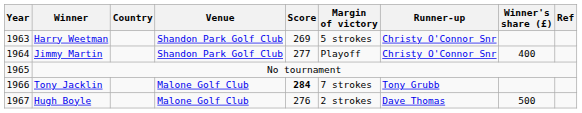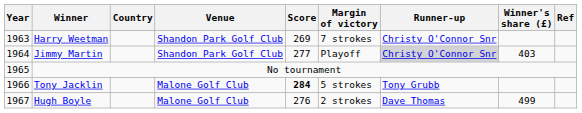(346, 39) 5 strokes -> (346, 39) 7 strokes
(439, 54) no background -> (439, 54) lightgrey background
(527, 54) 400 -> (527, 54) 403
(346, 85) 7 strokes -> (346, 85) 5 strokes
(527, 100) 500 -> (527, 100) 499
